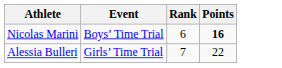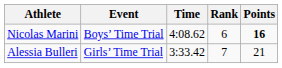+ column: (187, 14)
(218, 53) 22 -> (259, 53) 21
